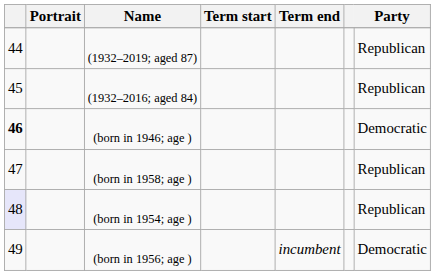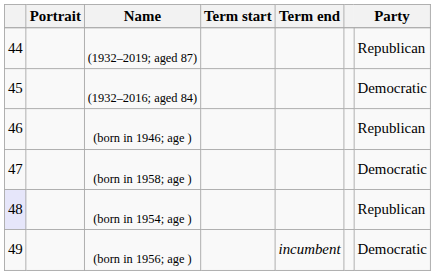(391, 88) Republican -> (392, 88) Democratic
(15, 128) bold -> (15, 128) normal
(392, 128) Democratic -> (391, 128) Republican
(391, 169) Republican -> (392, 169) Democratic
